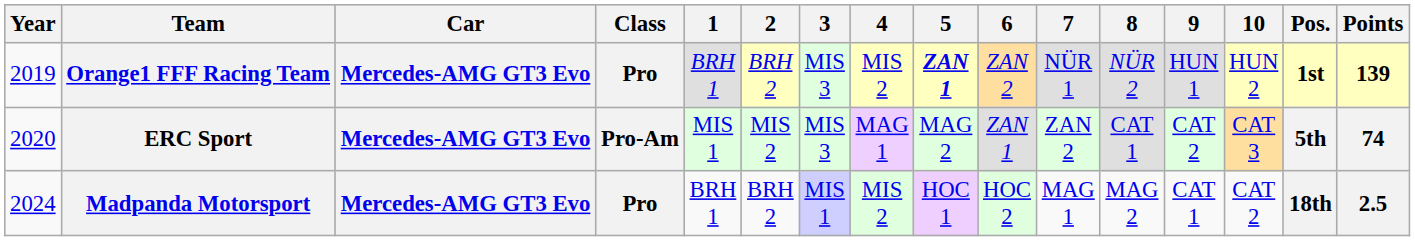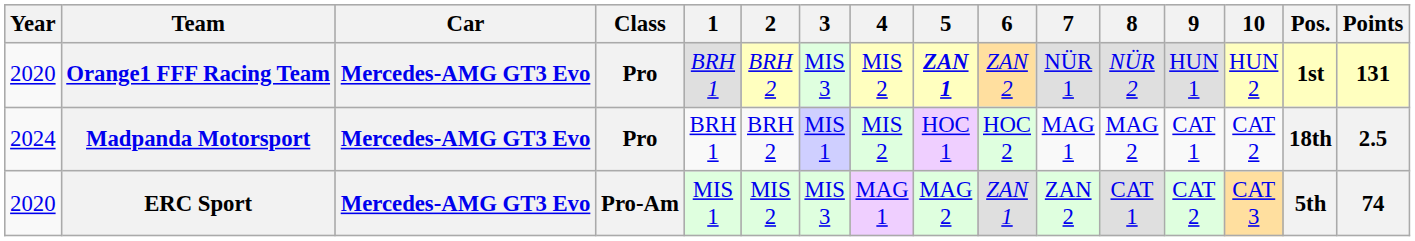(33, 74) 2019 -> (33, 74) 2020
(1373, 74) 139 -> (1373, 74) 131
rows swapped: (198, 138) <-> (198, 203)
